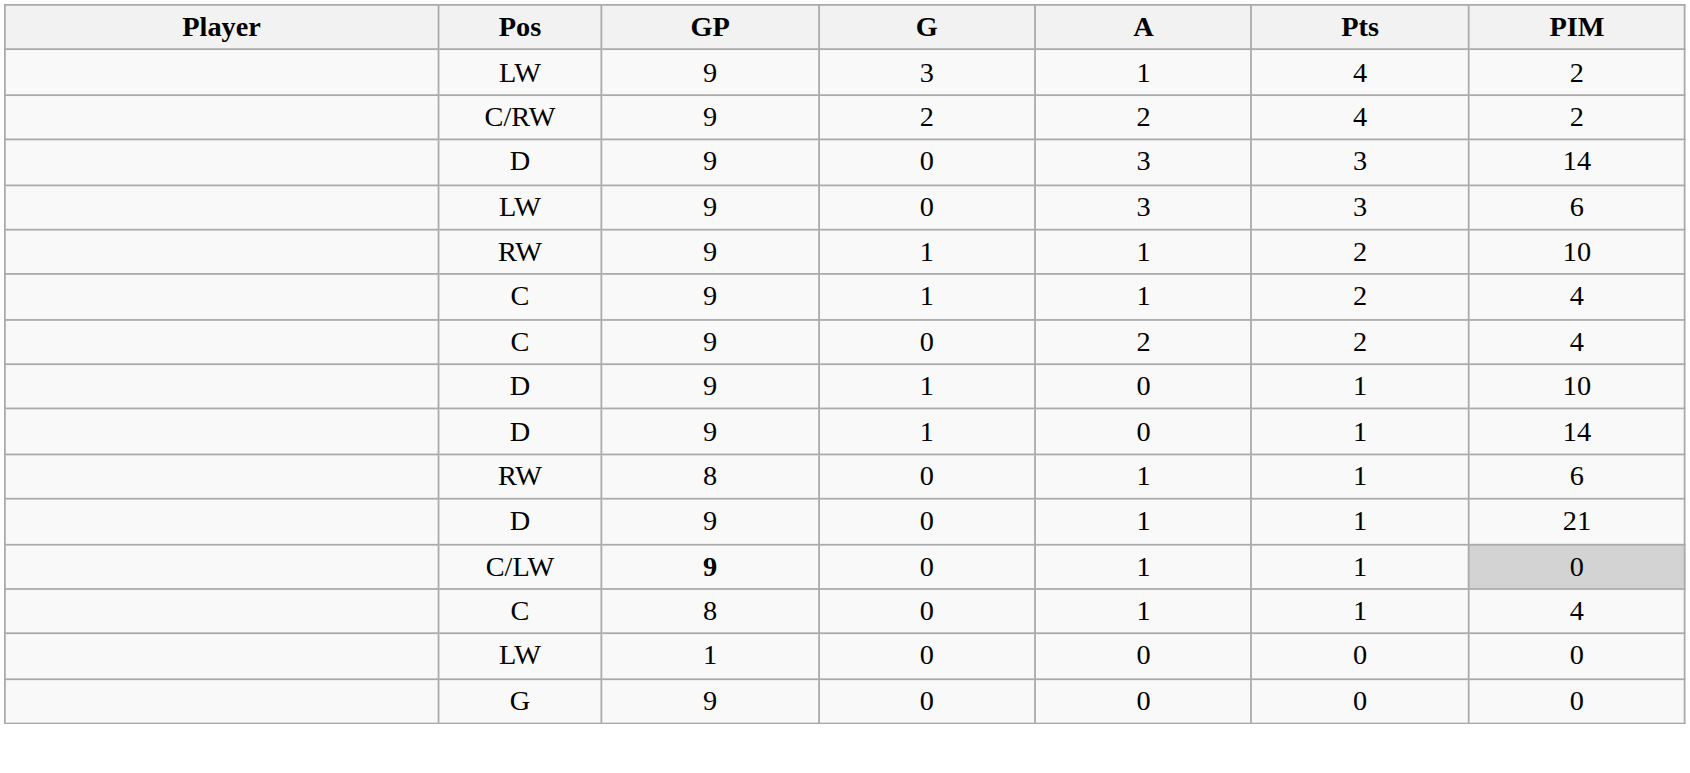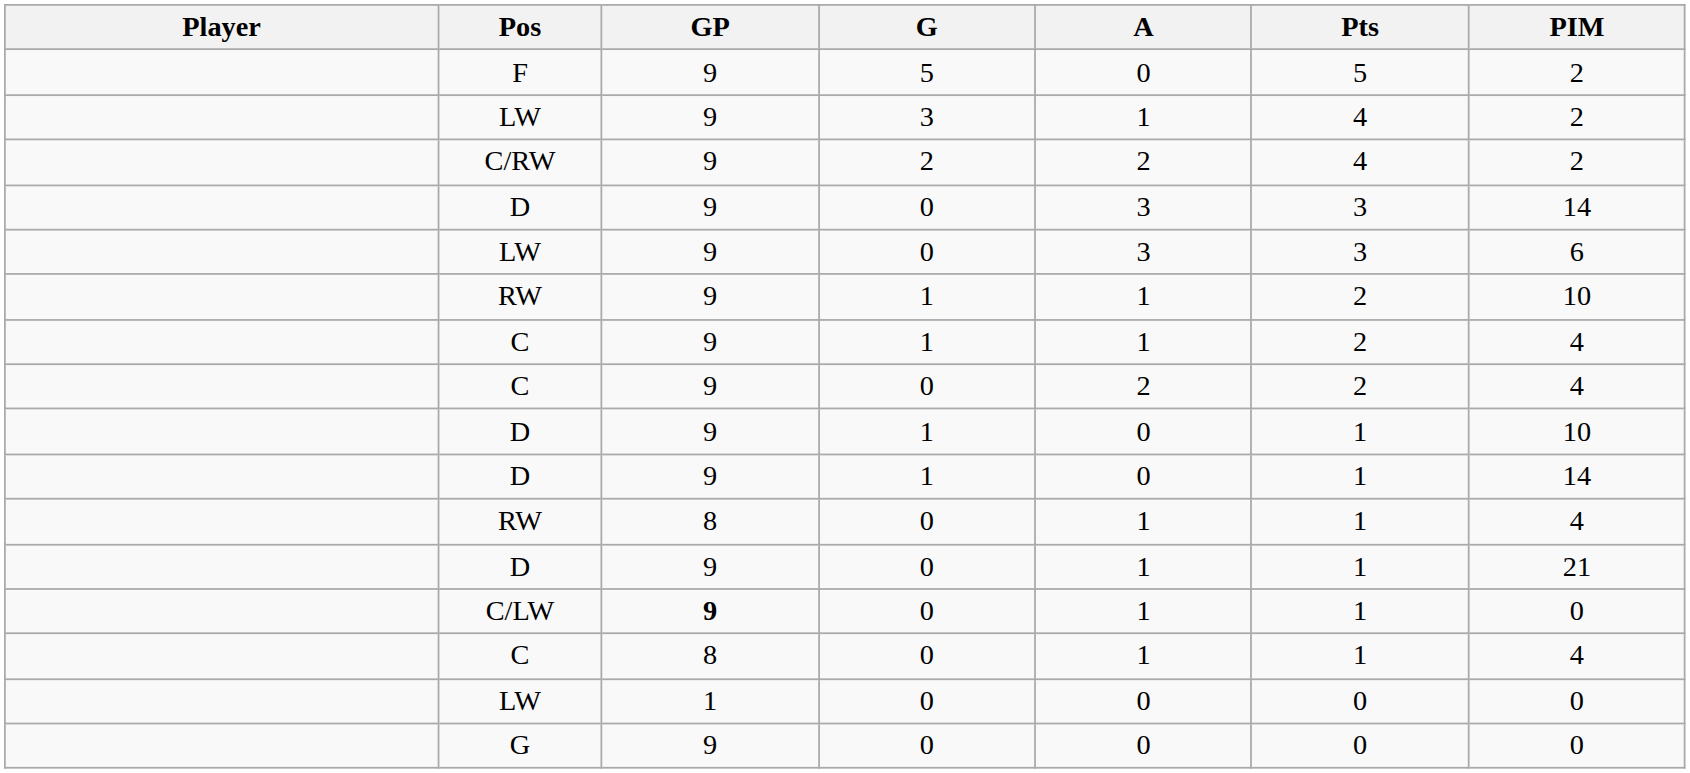+ row: (520, 71)
(1577, 476) 6 -> (1577, 521) 4
(1577, 565) lightgrey background -> (1577, 610) no background
